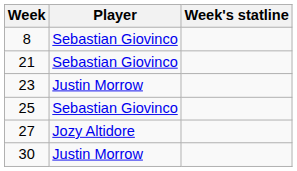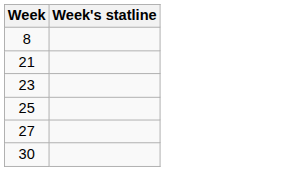- column: (115, 16)
